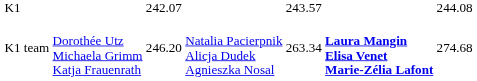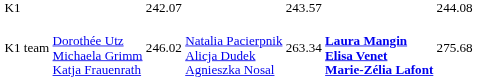(164, 48) 246.20 -> (164, 48) 246.02
(455, 48) 274.68 -> (455, 48) 275.68
